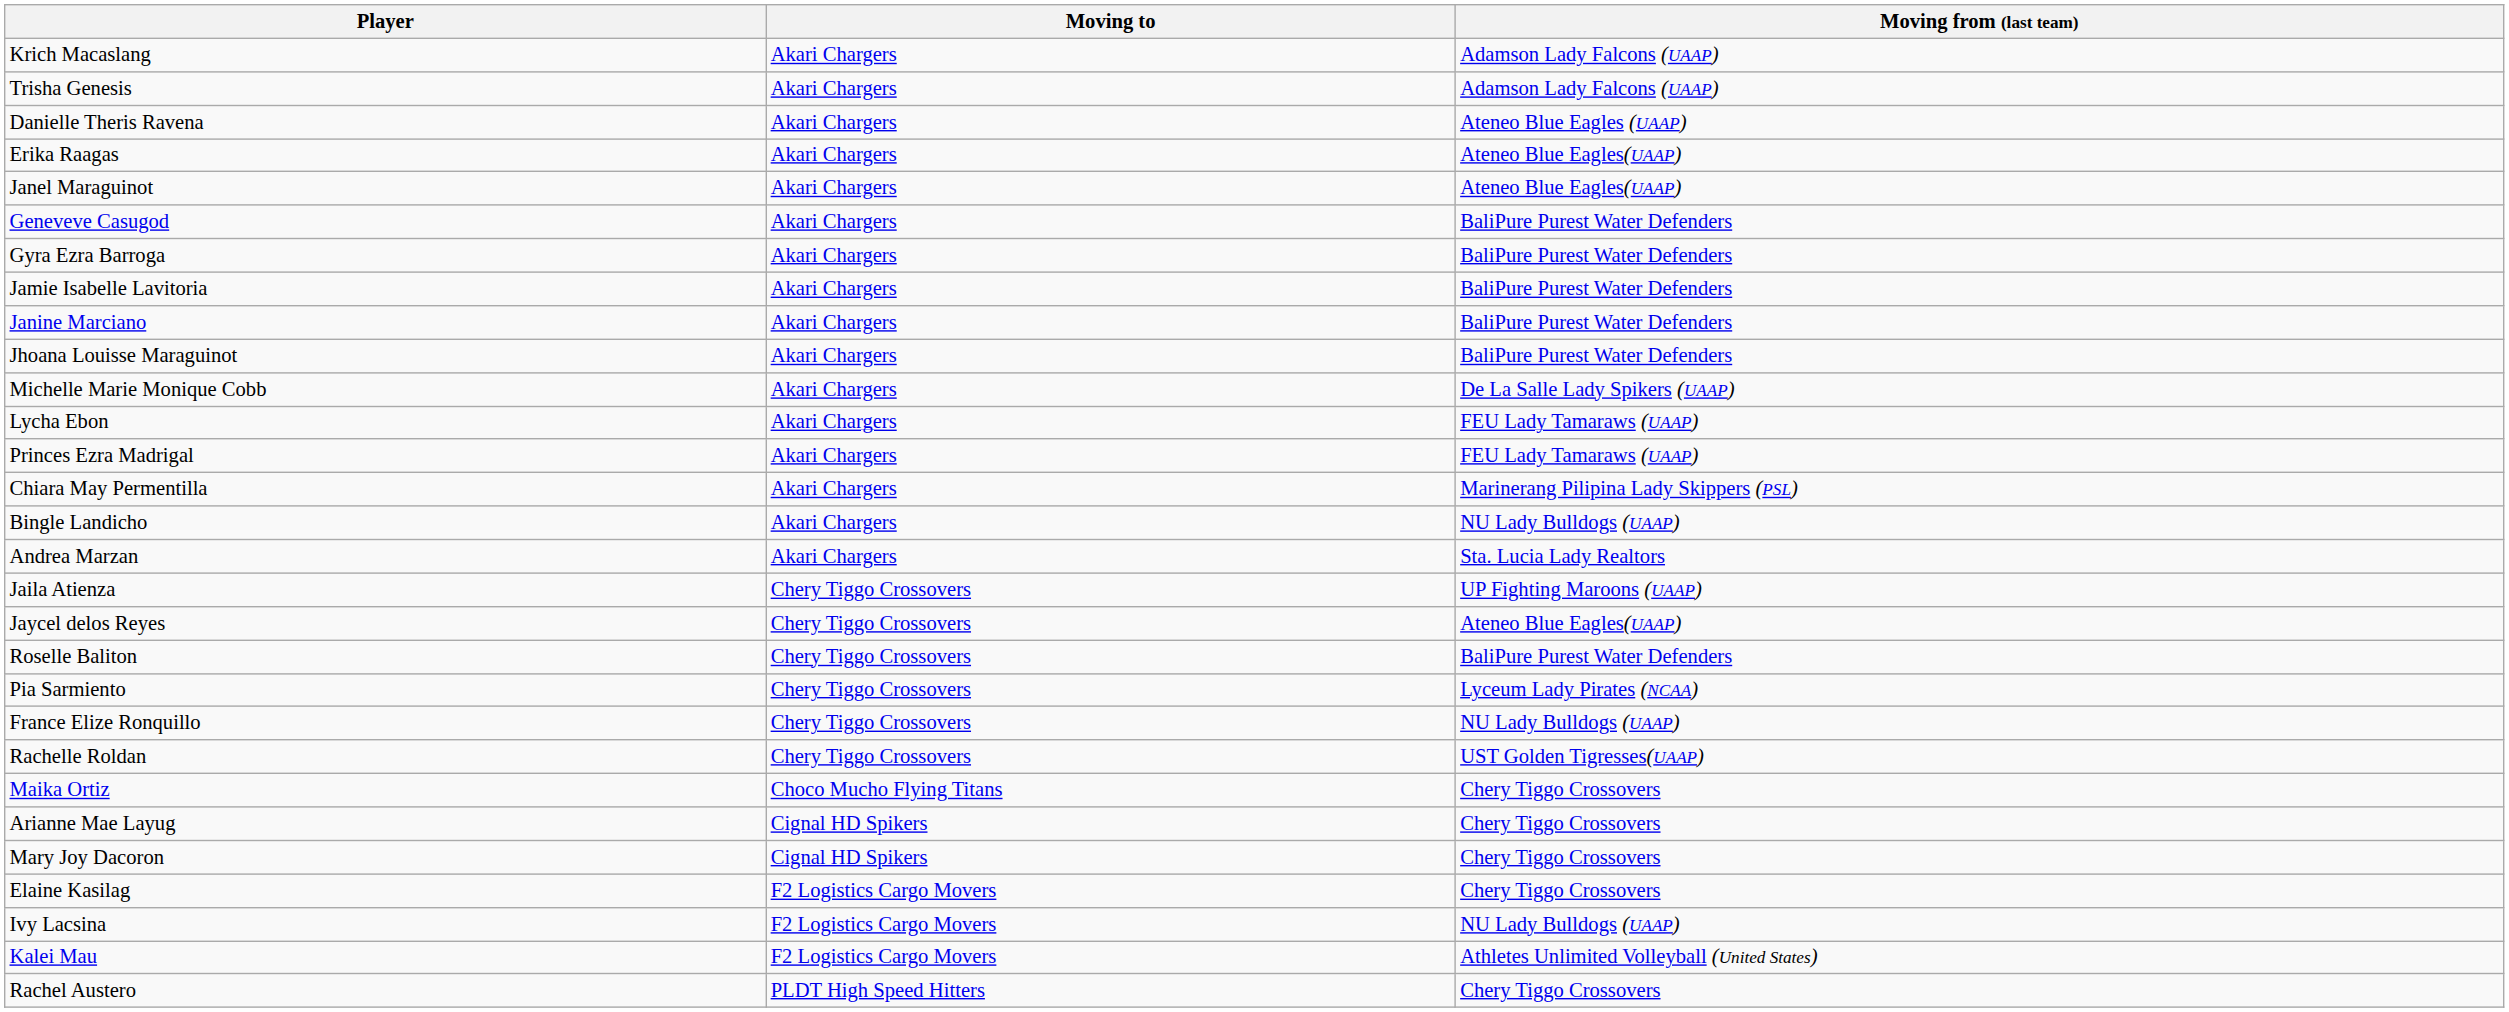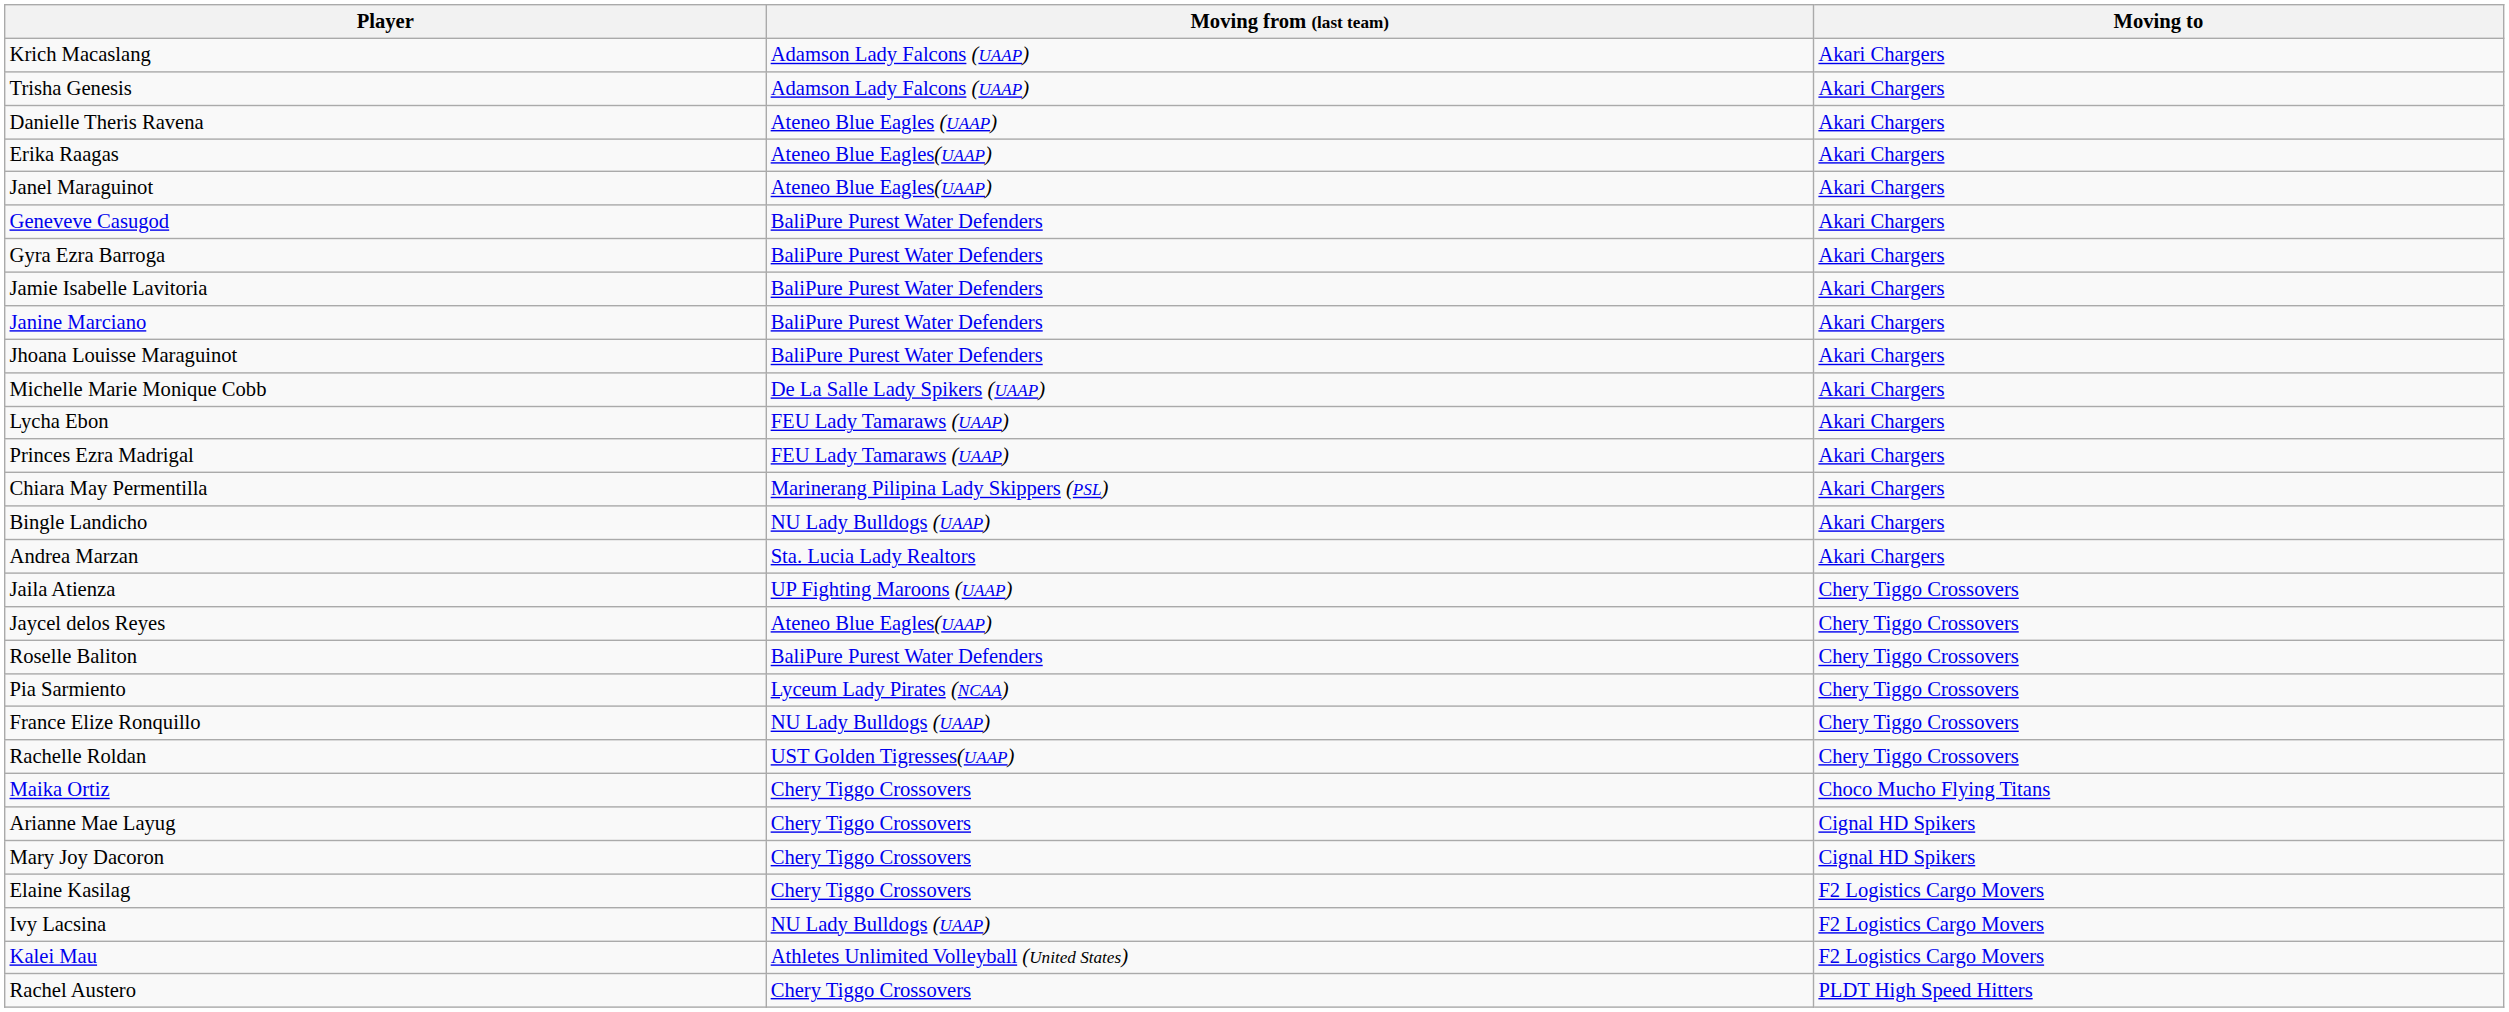columns swapped: (1979, 20) <-> (1111, 20)
